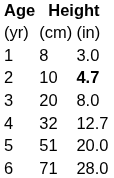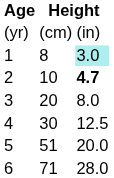(88, 55) no background -> (88, 55) paleturquoise background
(49, 123) 32 -> (49, 123) 30
(92, 123) 12.7 -> (92, 123) 12.5
